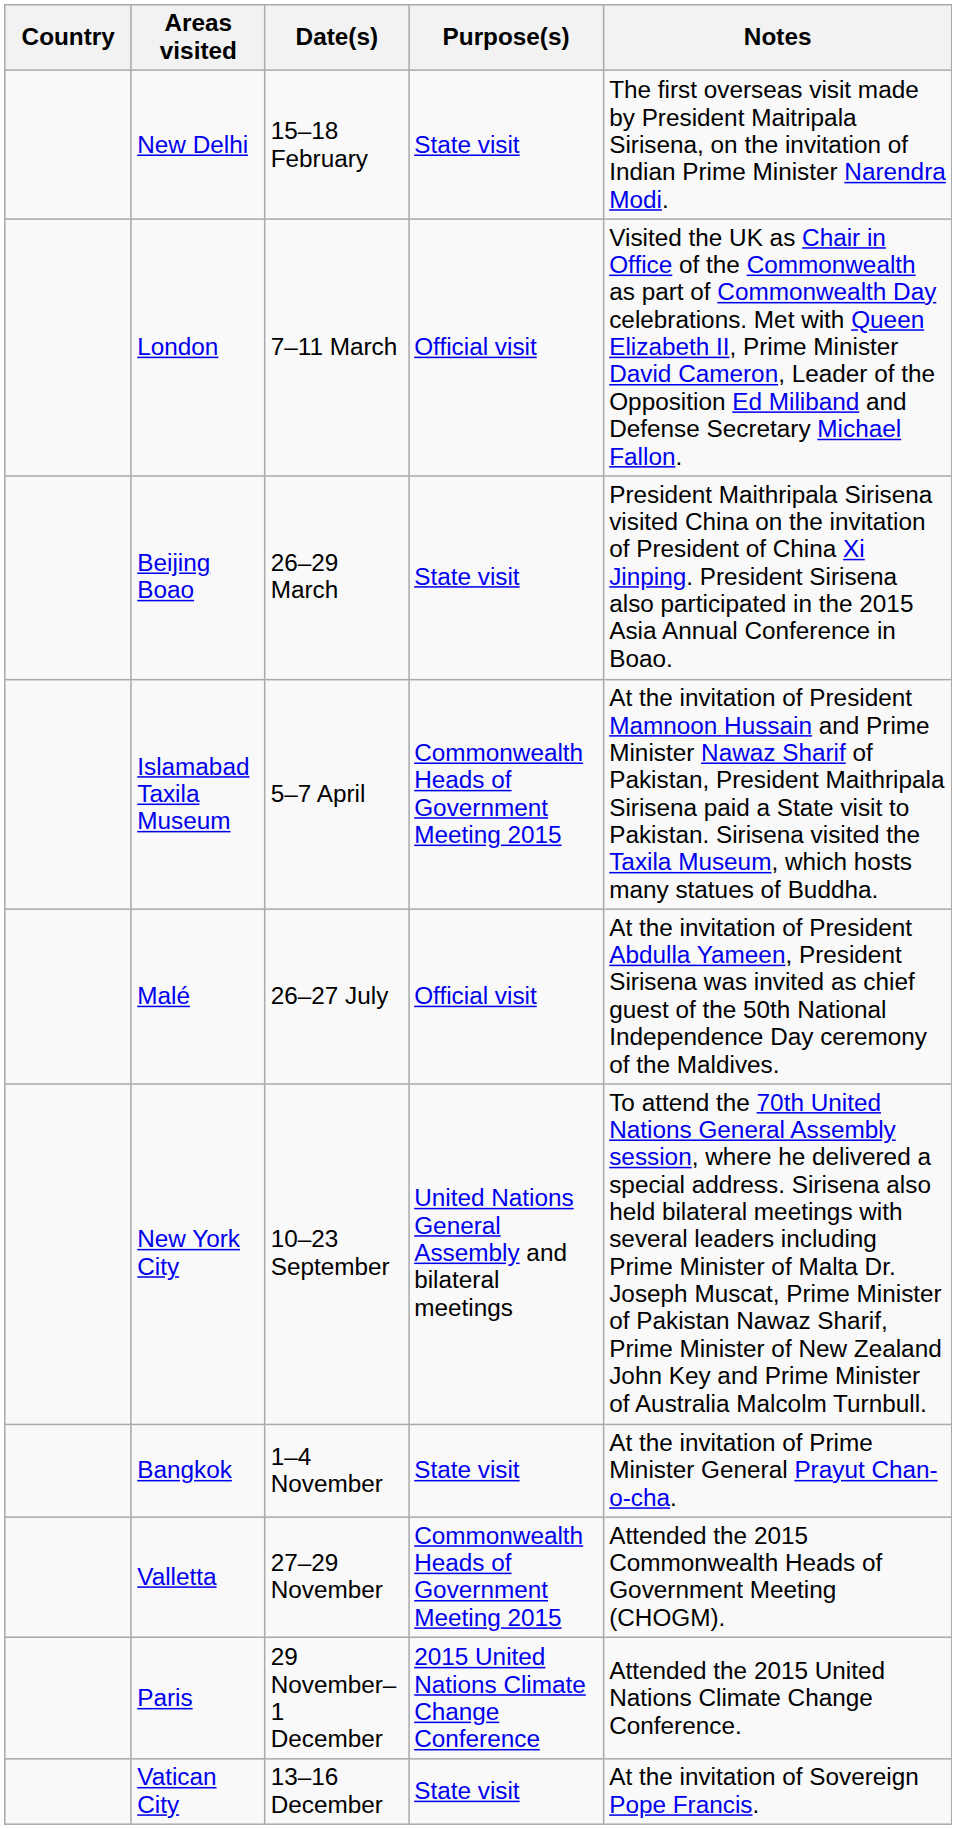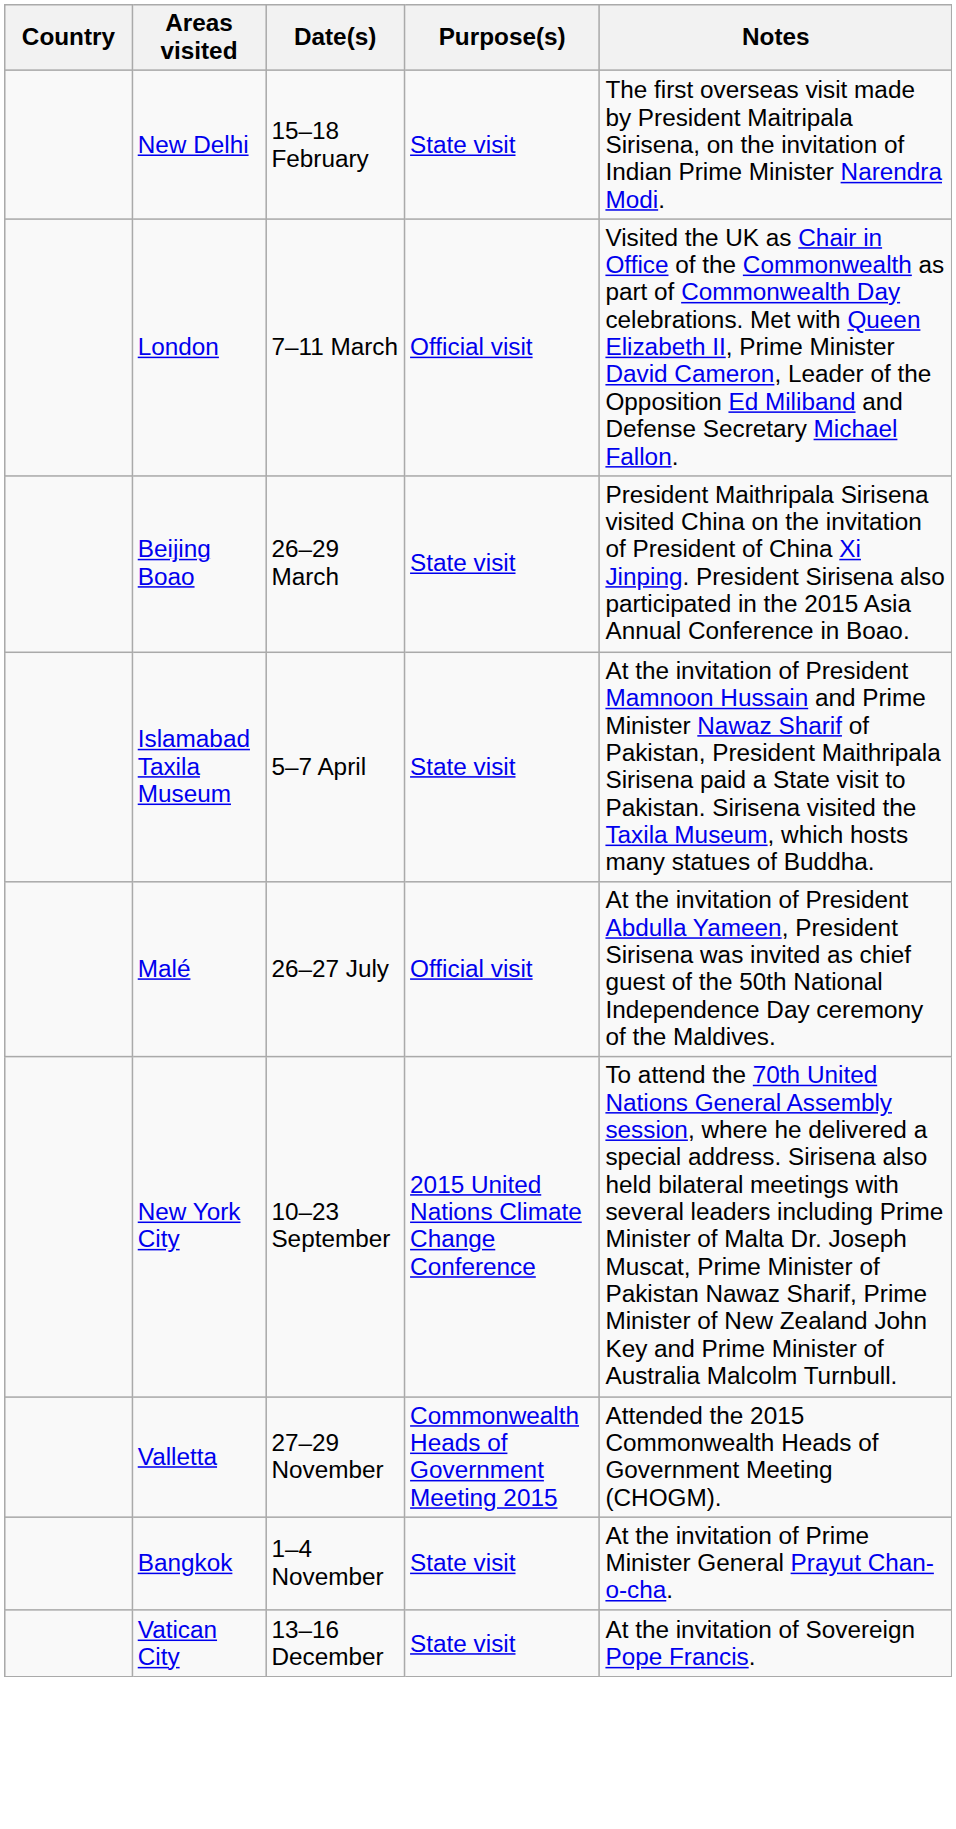(499, 793) Commonwealth Heads of Government Meeting 2015 -> (463, 766) State visit
(494, 1253) United Nations General Assembly and bilateral meetings -> (496, 1226) 2015 United Nations Climate Change Conference
rows swapped: (185, 1470) <-> (177, 1577)
- row: (165, 1697)
